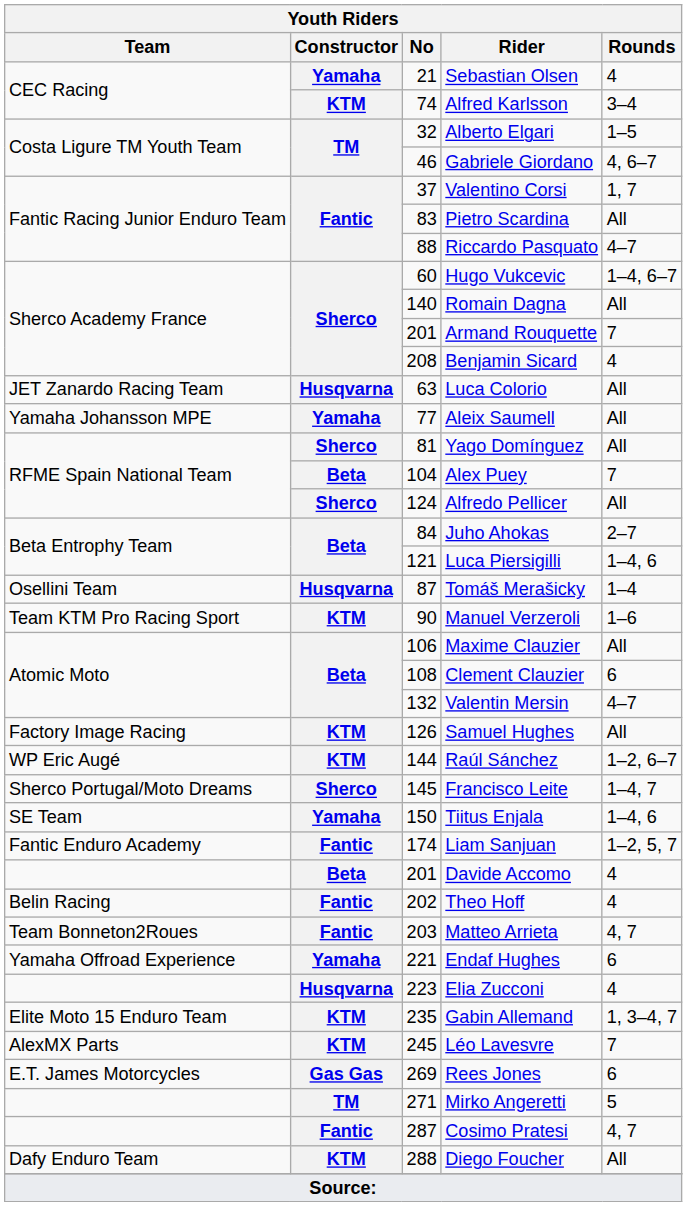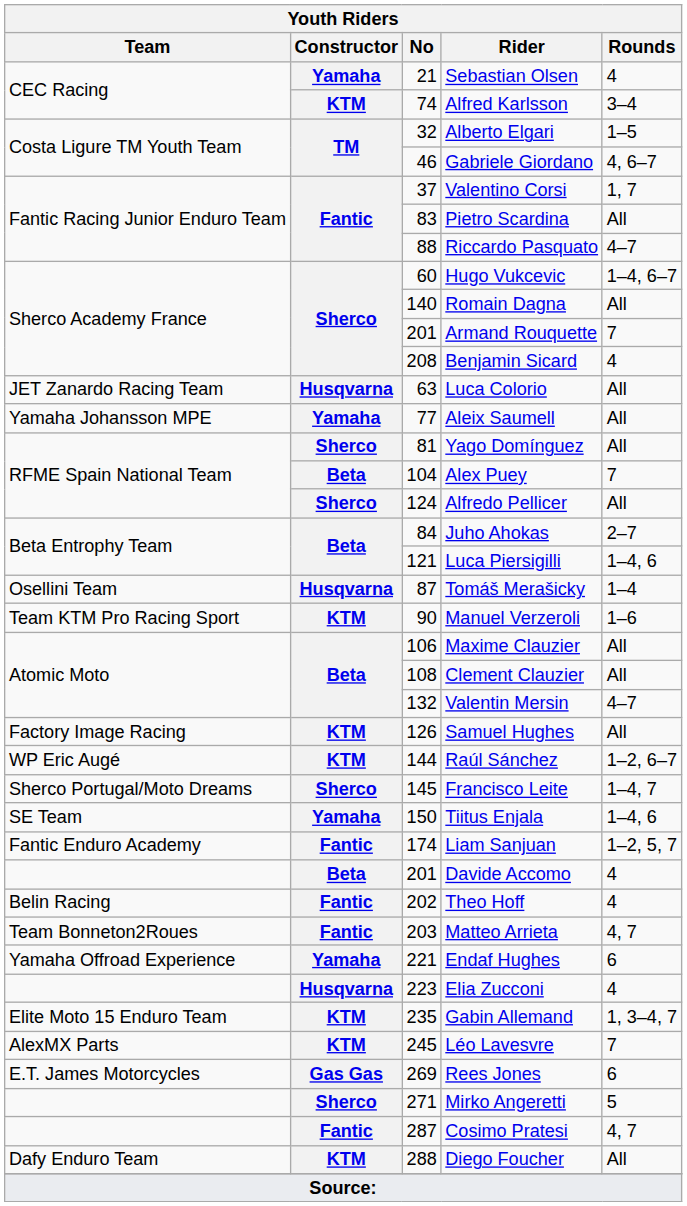(612, 674) 6 -> (617, 674) All
(346, 1102) TM -> (346, 1102) Sherco
